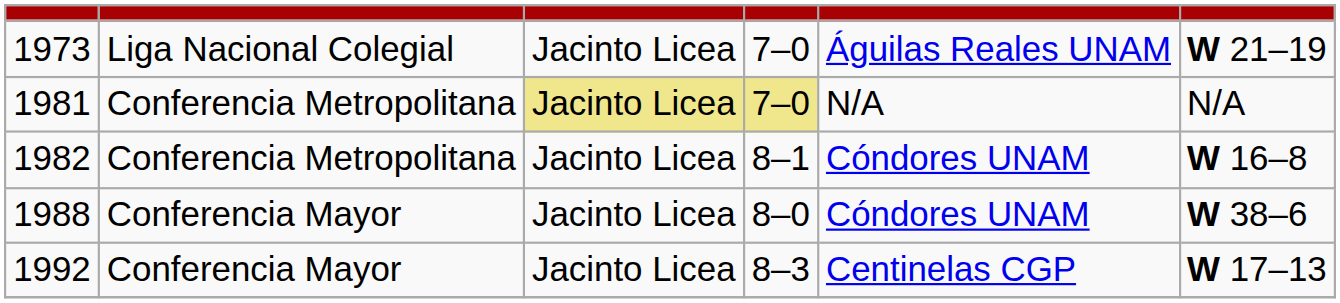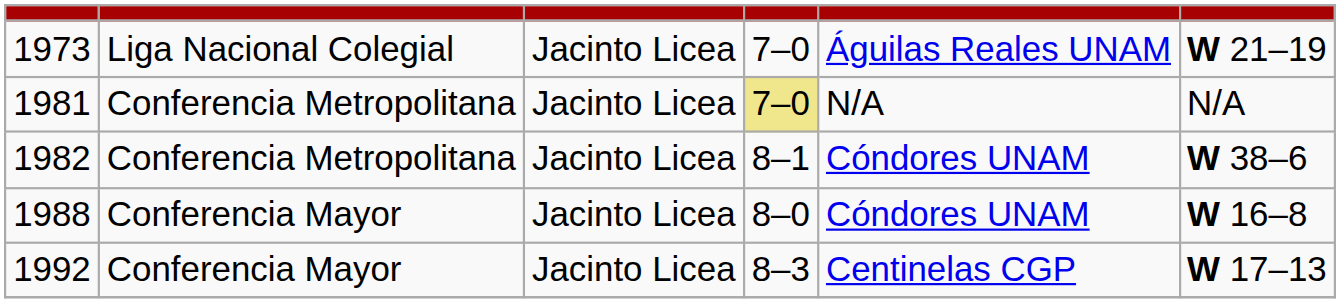(634, 103) khaki background -> (634, 103) no background
(1247, 158) W 16–8 -> (1247, 158) W 38–6
(1247, 214) W 38–6 -> (1247, 214) W 16–8
